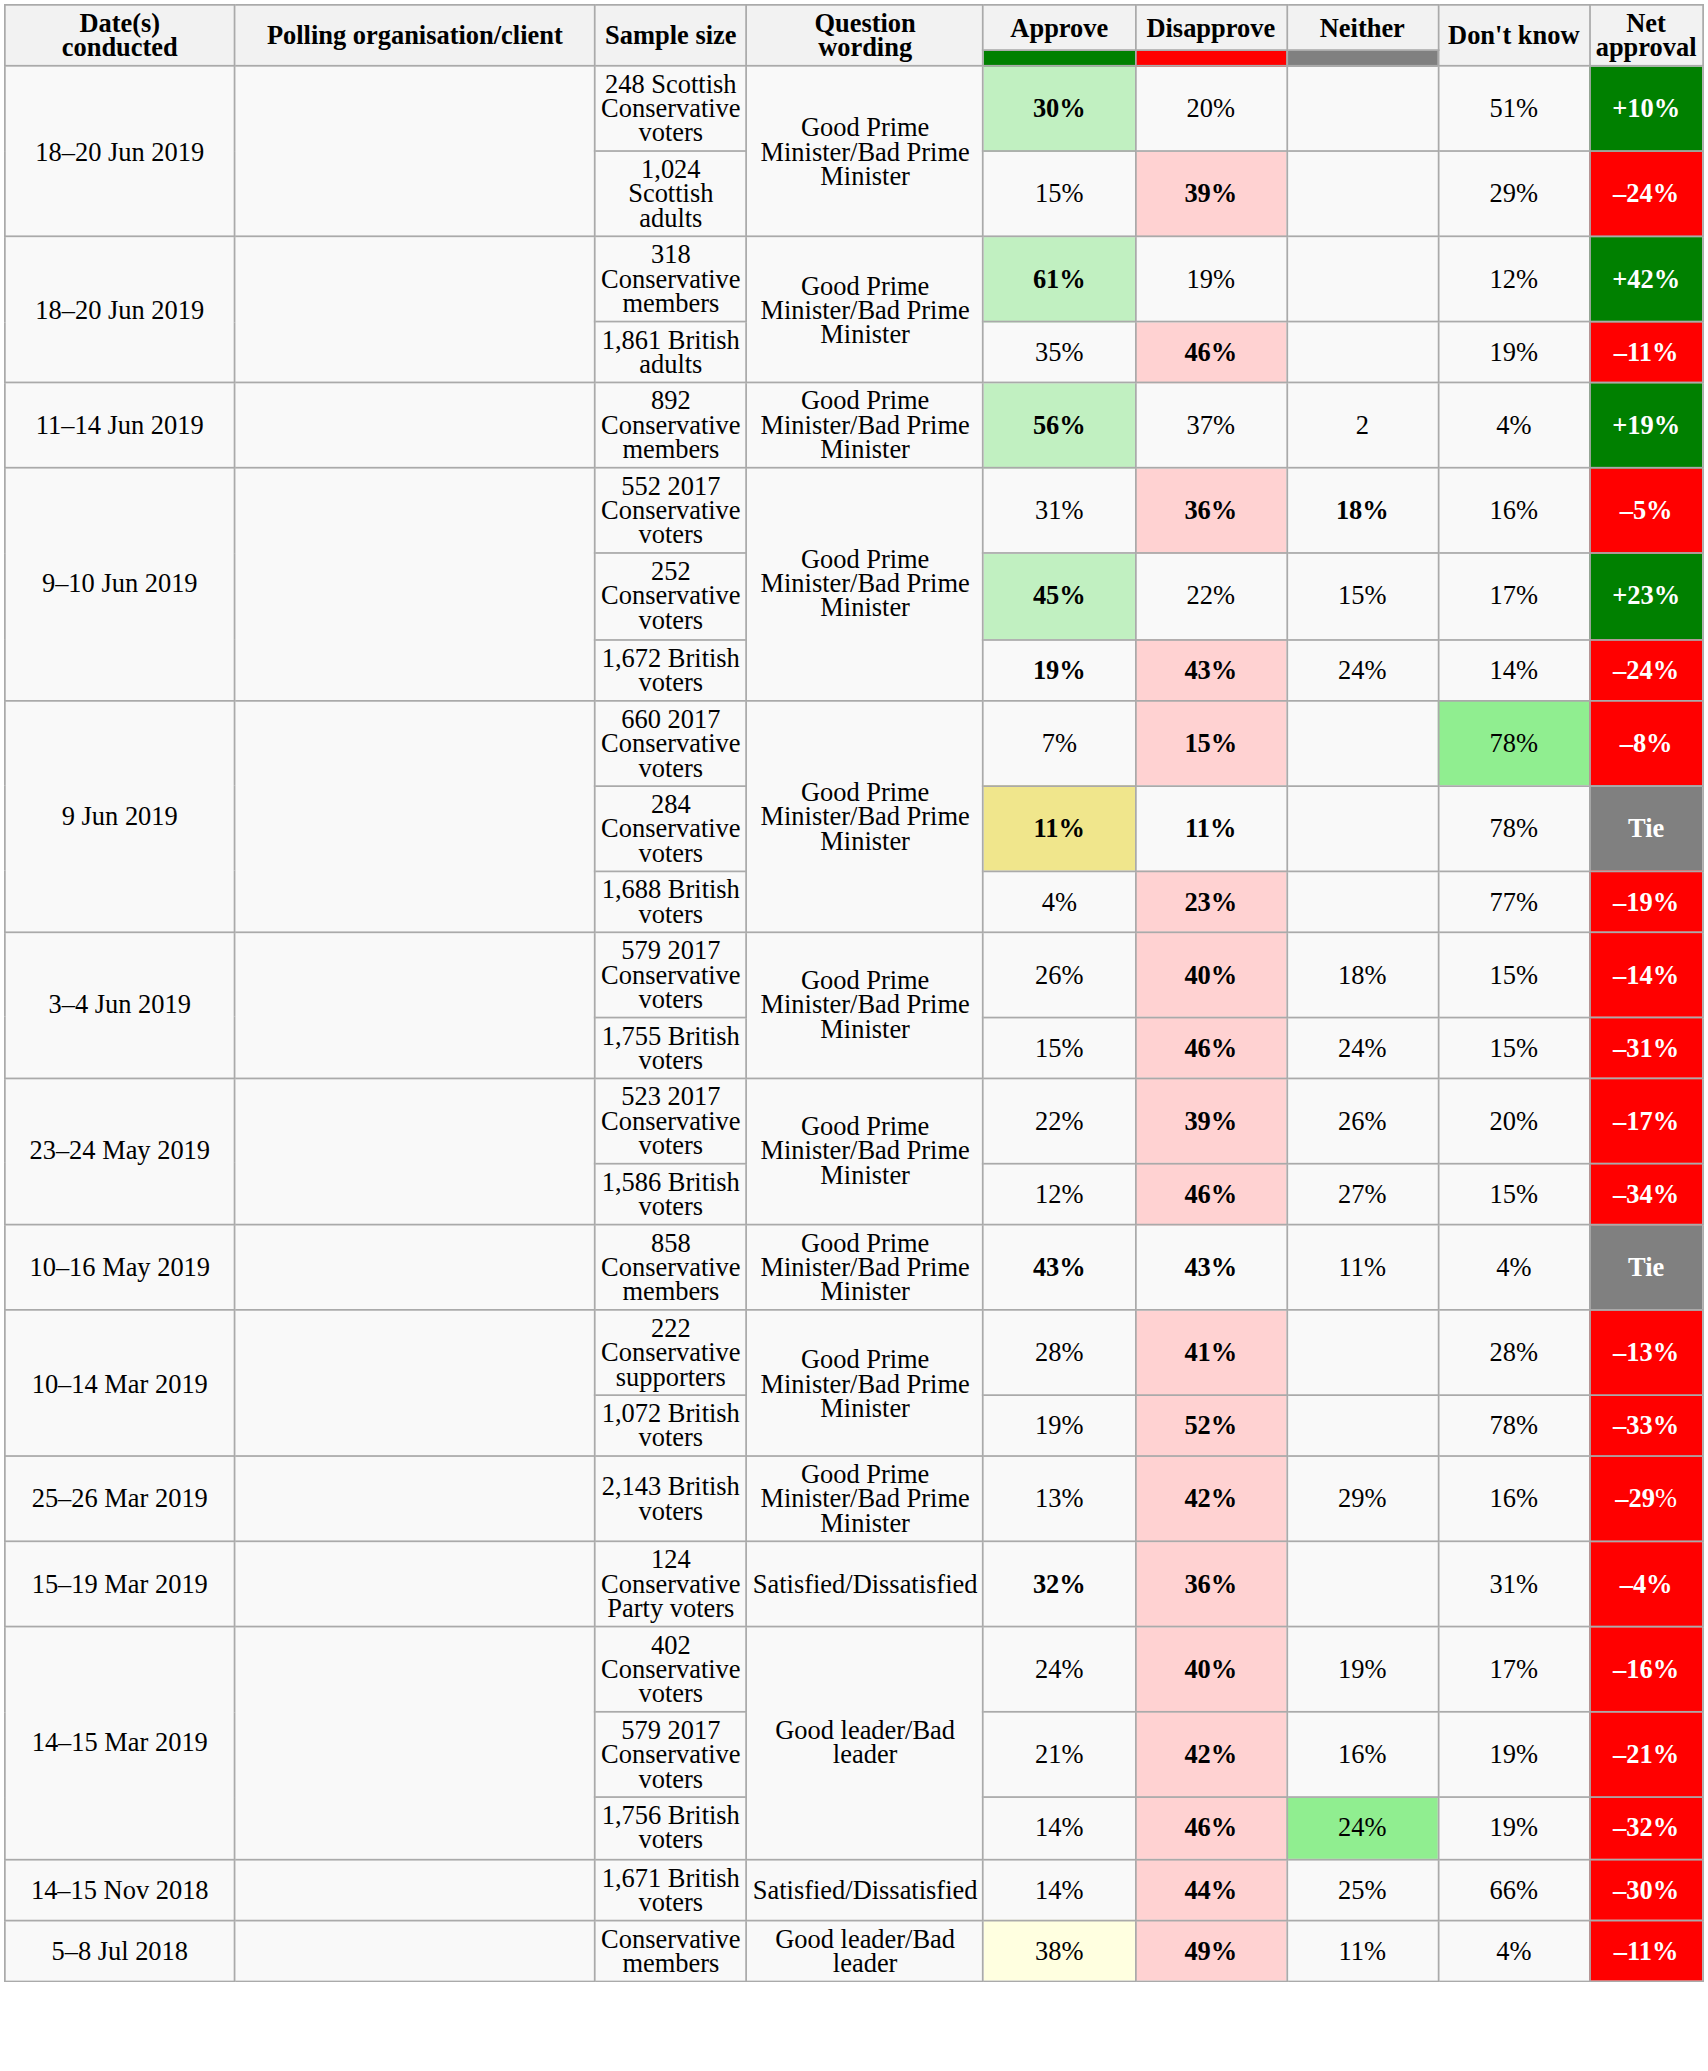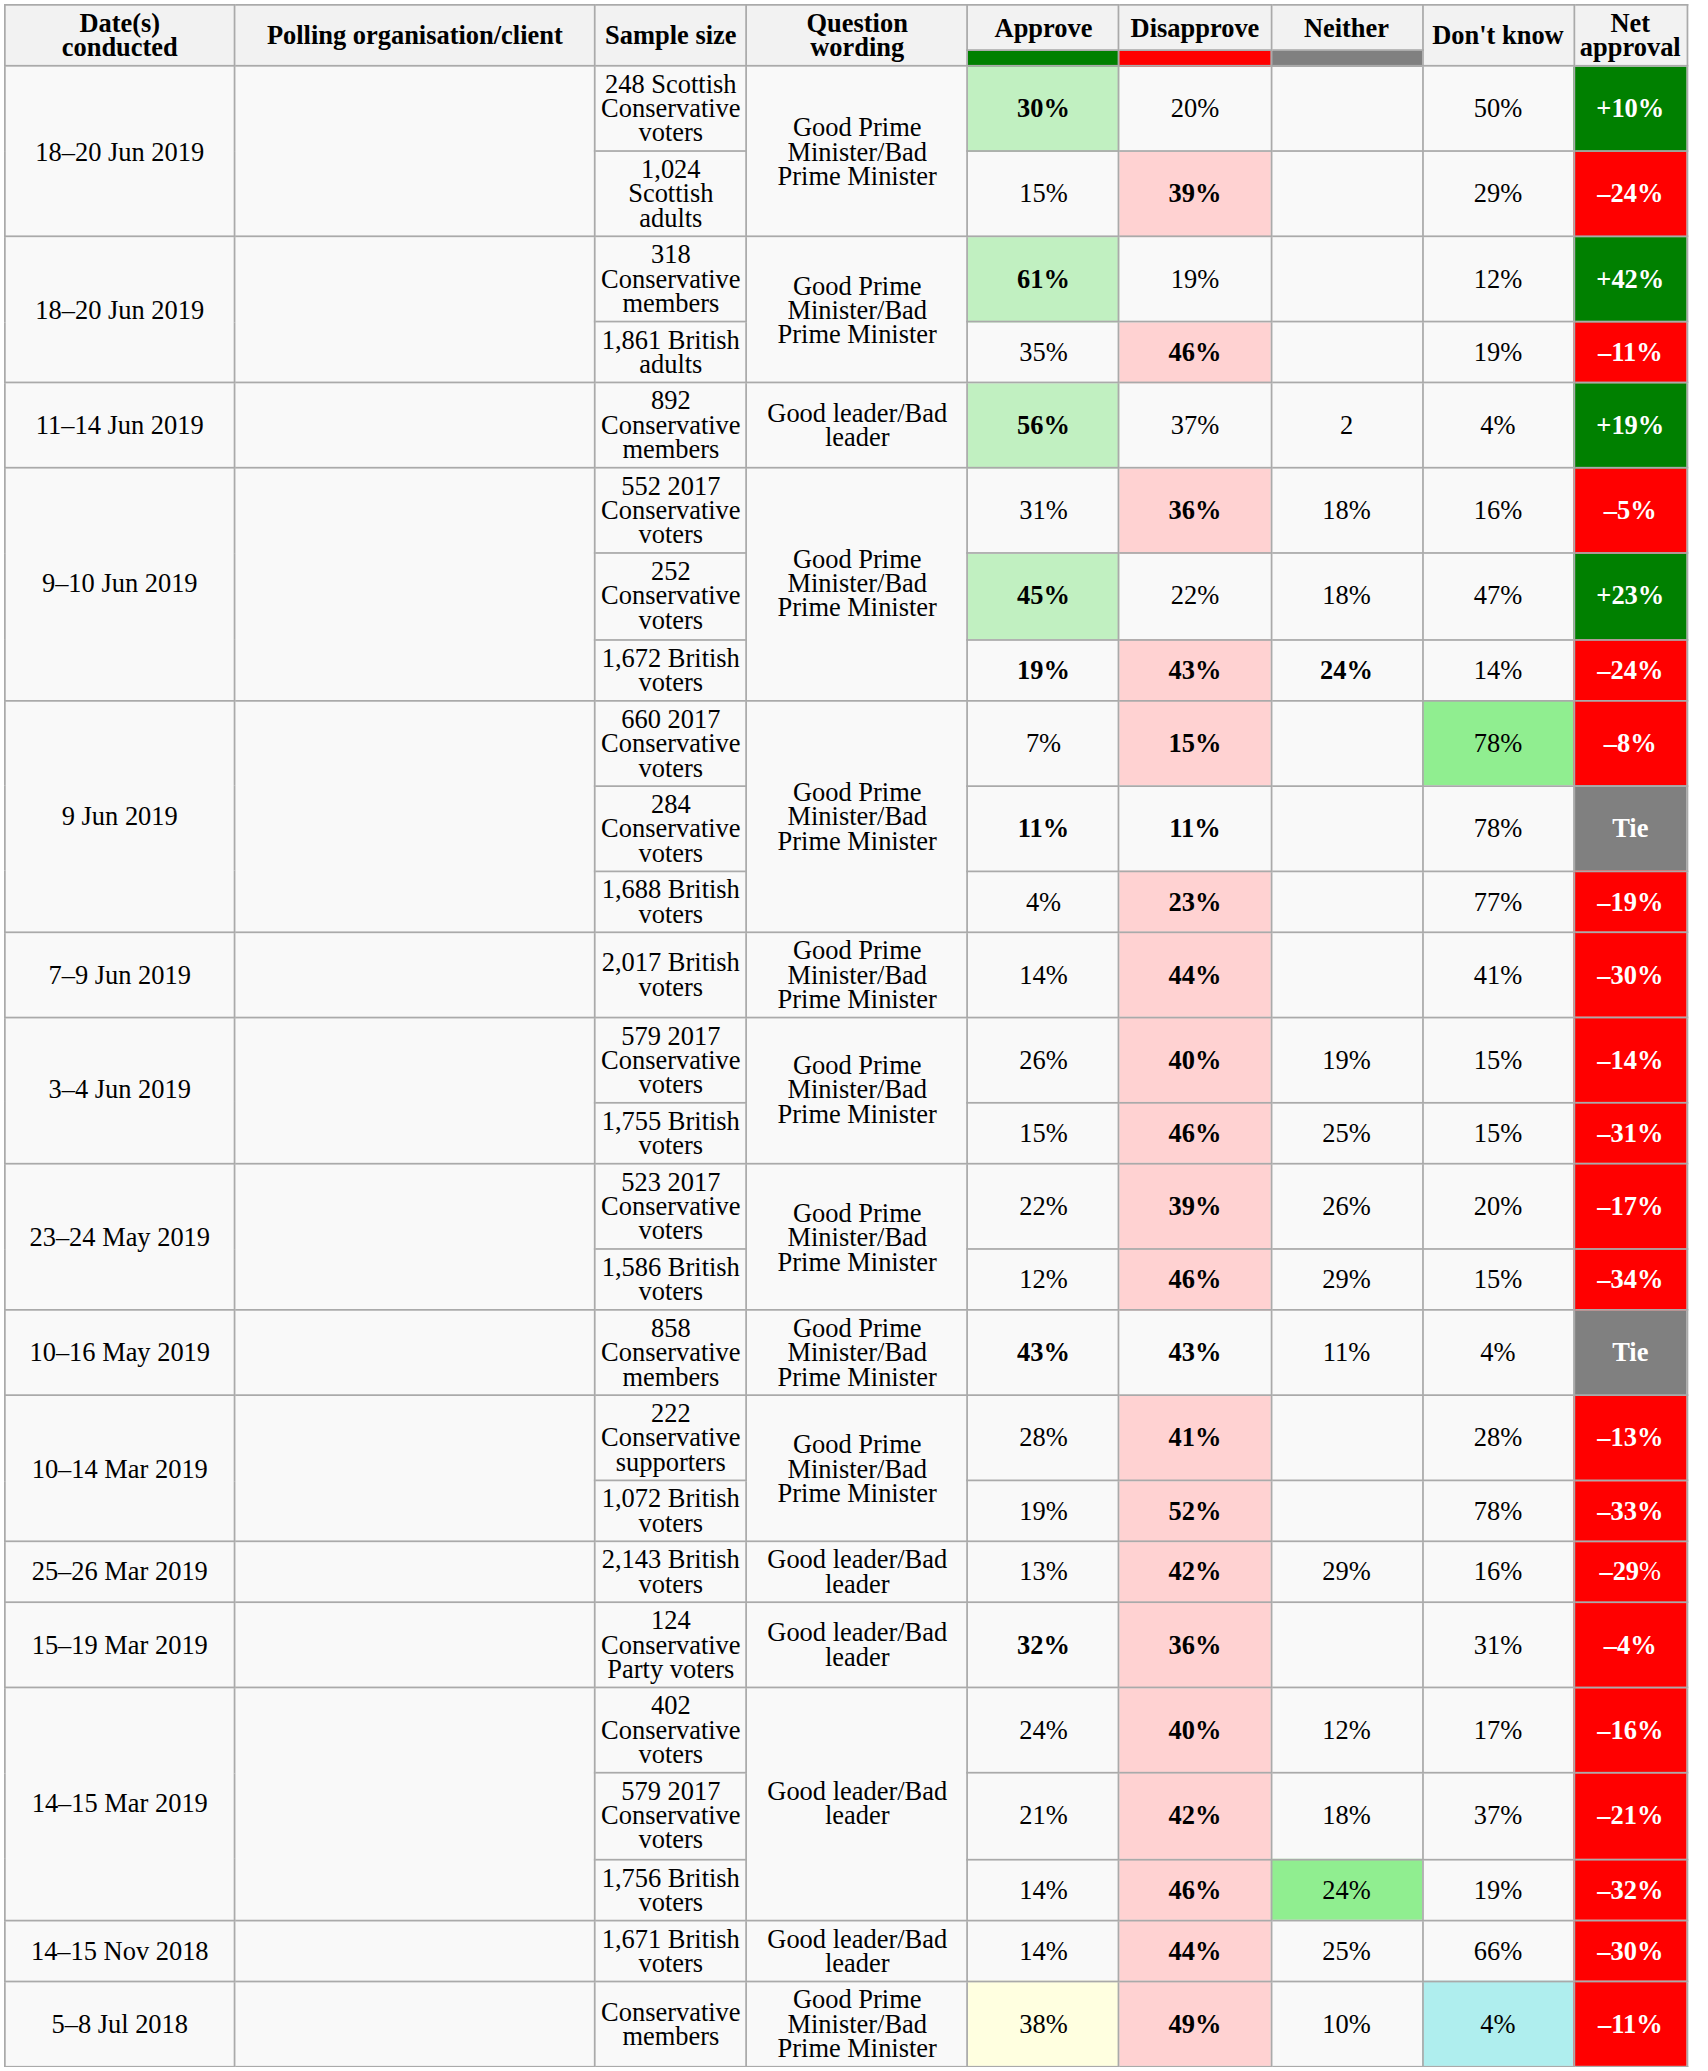(1514, 108) 51% -> (1498, 108) 50%
(865, 425) Good Prime Minister/Bad Prime Minister -> (857, 425) Good leader/Bad leader
(1362, 510) bold -> (1346, 510) normal
(1362, 596) 15% -> (1346, 596) 18%
(1514, 596) 17% -> (1498, 596) 47%
(1362, 669) normal -> (1346, 669) bold
(1059, 827) khaki background -> (1044, 827) no background
+ row: (120, 974)
(1362, 974) 18% -> (1346, 1059) 19%
(1362, 1047) 24% -> (1346, 1132) 25%
(1362, 1193) 27% -> (1346, 1279) 29%
(865, 1498) Good Prime Minister/Bad Prime Minister -> (857, 1572) Good leader/Bad leader
(865, 1584) Satisfied/Dissatisfied -> (857, 1645) Good leader/Bad leader
(1362, 1669) 19% -> (1346, 1730) 12%
(1362, 1754) 16% -> (1346, 1815) 18%
(1514, 1754) 19% -> (1498, 1815) 37%
(865, 1889) Satisfied/Dissatisfied -> (857, 1950) Good leader/Bad leader
(865, 1950) Good leader/Bad leader -> (857, 2023) Good Prime Minister/Bad Prime Minister
(1362, 1950) 11% -> (1346, 2023) 10%
(1514, 1950) no background -> (1498, 2023) paleturquoise background
